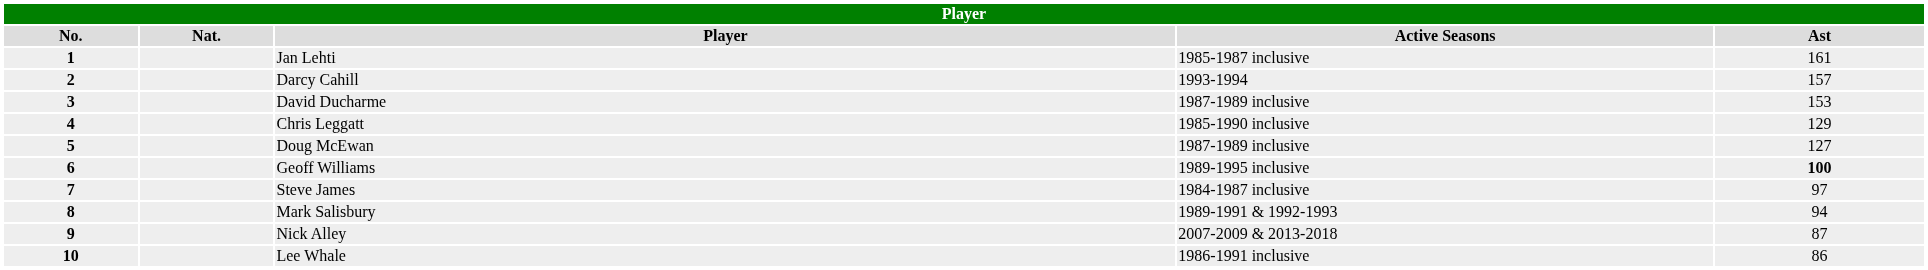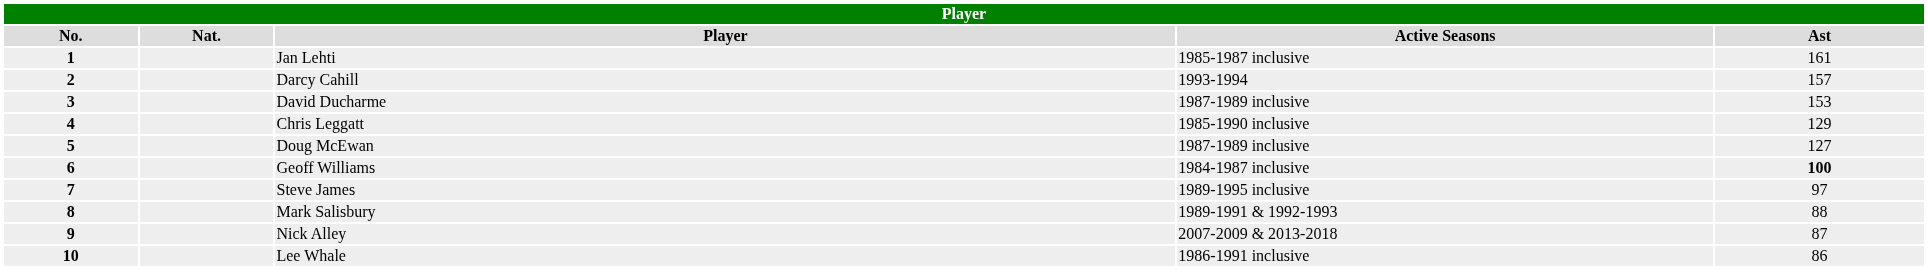(1244, 168) 1989-1995 inclusive -> (1244, 168) 1984-1987 inclusive
(1244, 190) 1984-1987 inclusive -> (1244, 190) 1989-1995 inclusive
(1820, 212) 94 -> (1820, 212) 88
